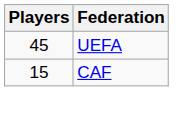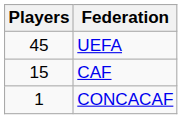+ row: (125, 99)
